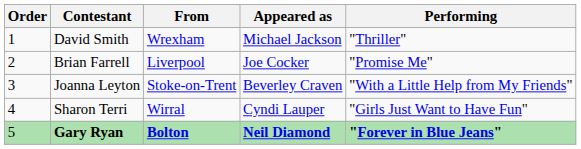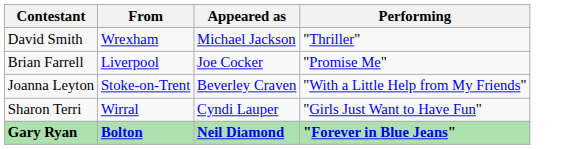- column: (27, 16)
